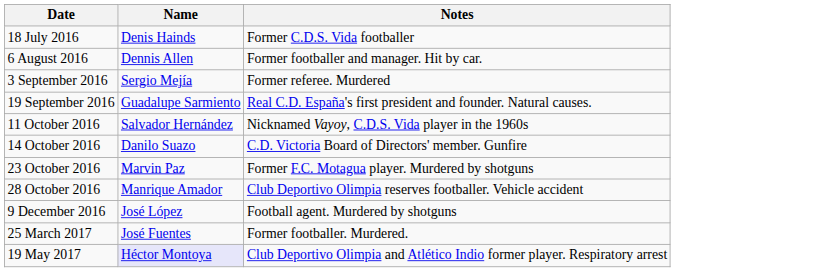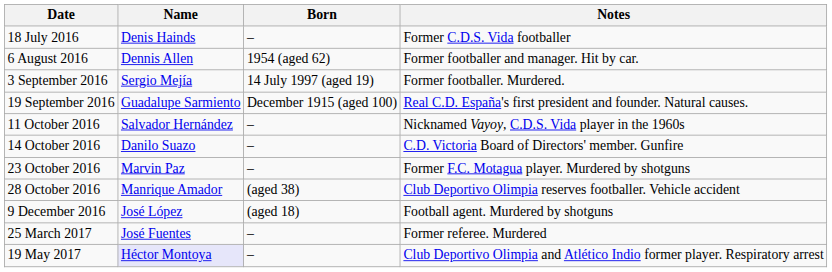+ column: (322, 15)
(319, 80) Former referee. Murdered -> (484, 80) Former footballer. Murdered.
(328, 233) Former footballer. Murdered. -> (475, 233) Former referee. Murdered
